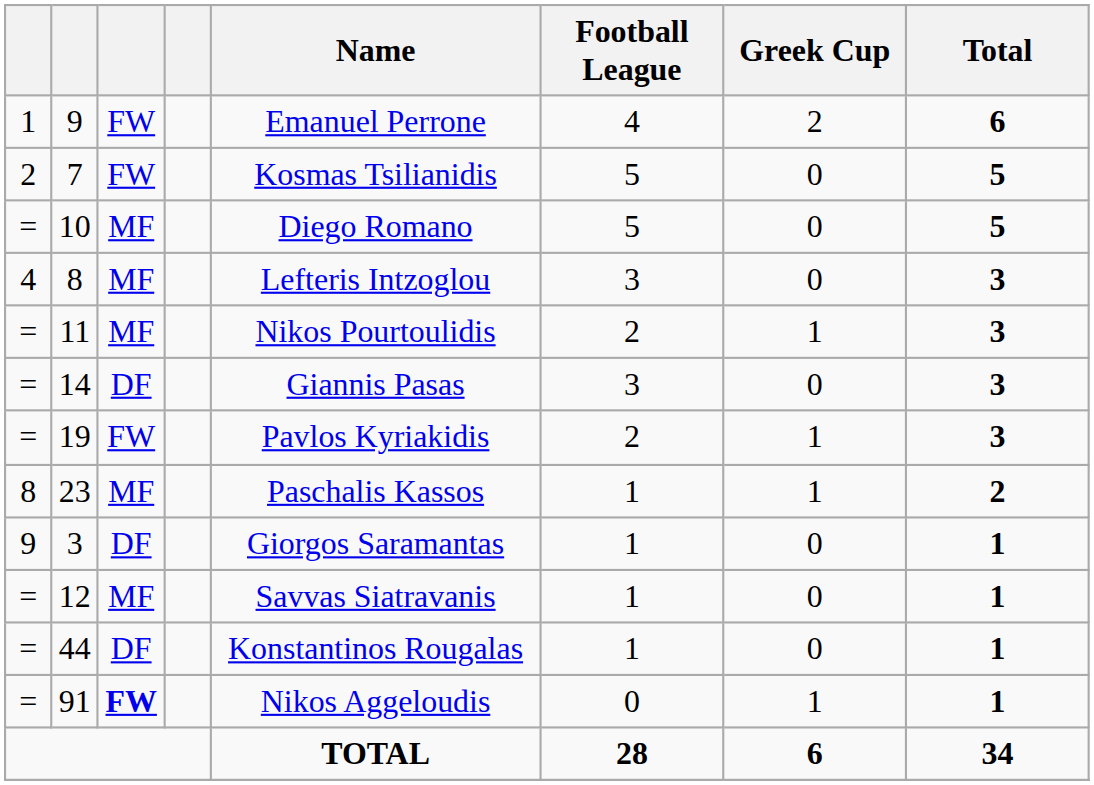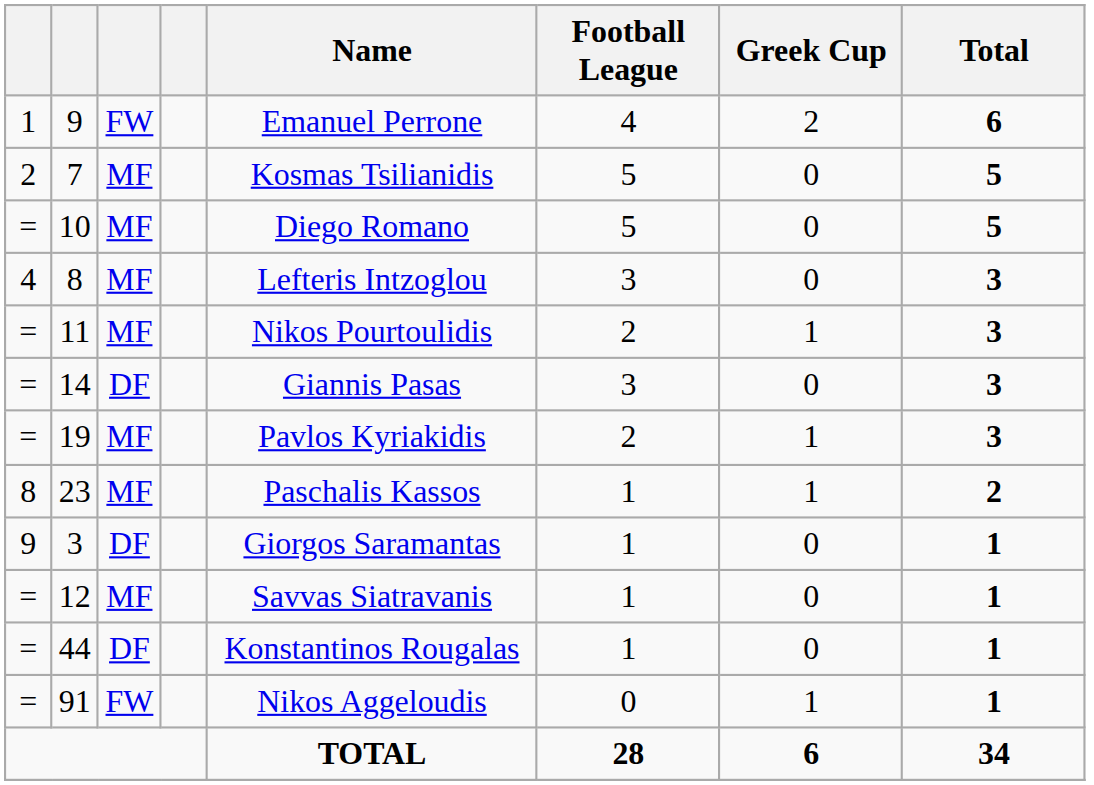(131, 174) FW -> (129, 174) MF
(131, 437) FW -> (129, 437) MF
(131, 700) bold -> (129, 700) normal
